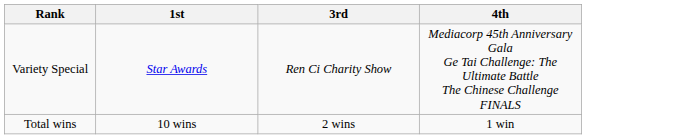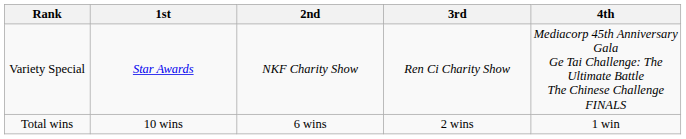+ column: (310, 14)
